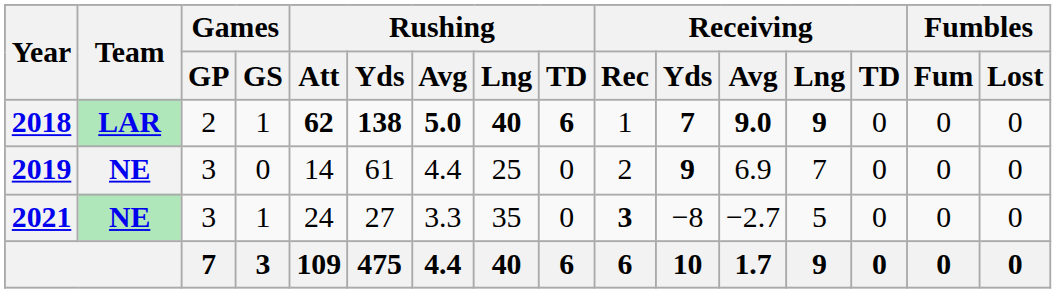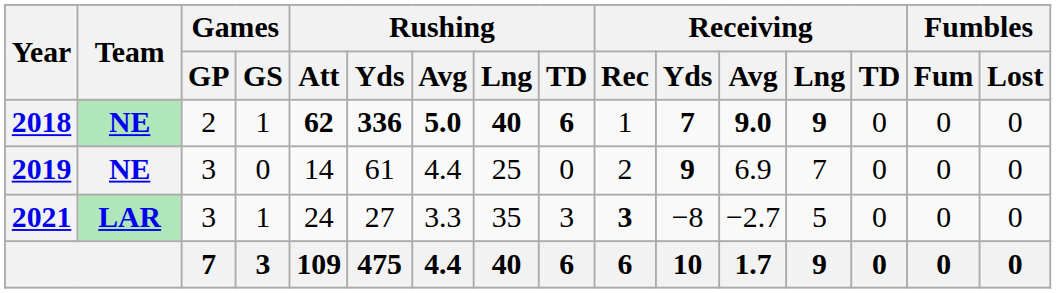(130, 122) LAR -> (130, 122) NE
(380, 122) 138 -> (380, 122) 336
(130, 216) NE -> (130, 216) LAR
(567, 216) 0 -> (567, 216) 3
